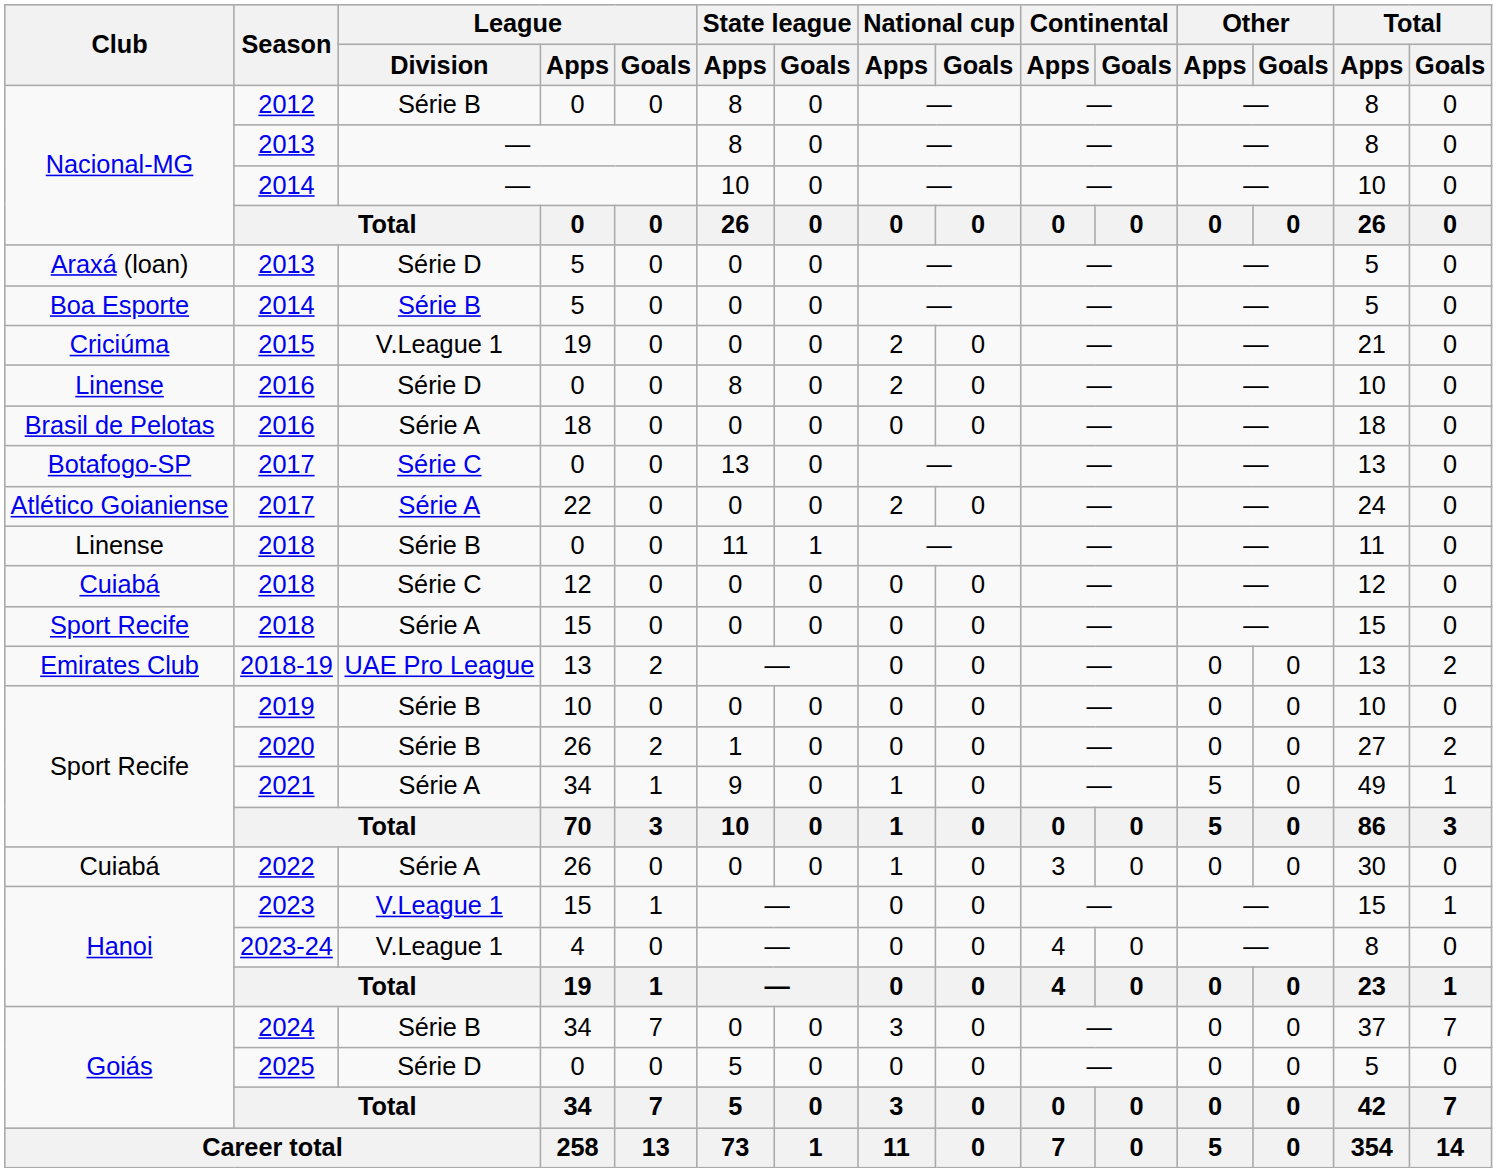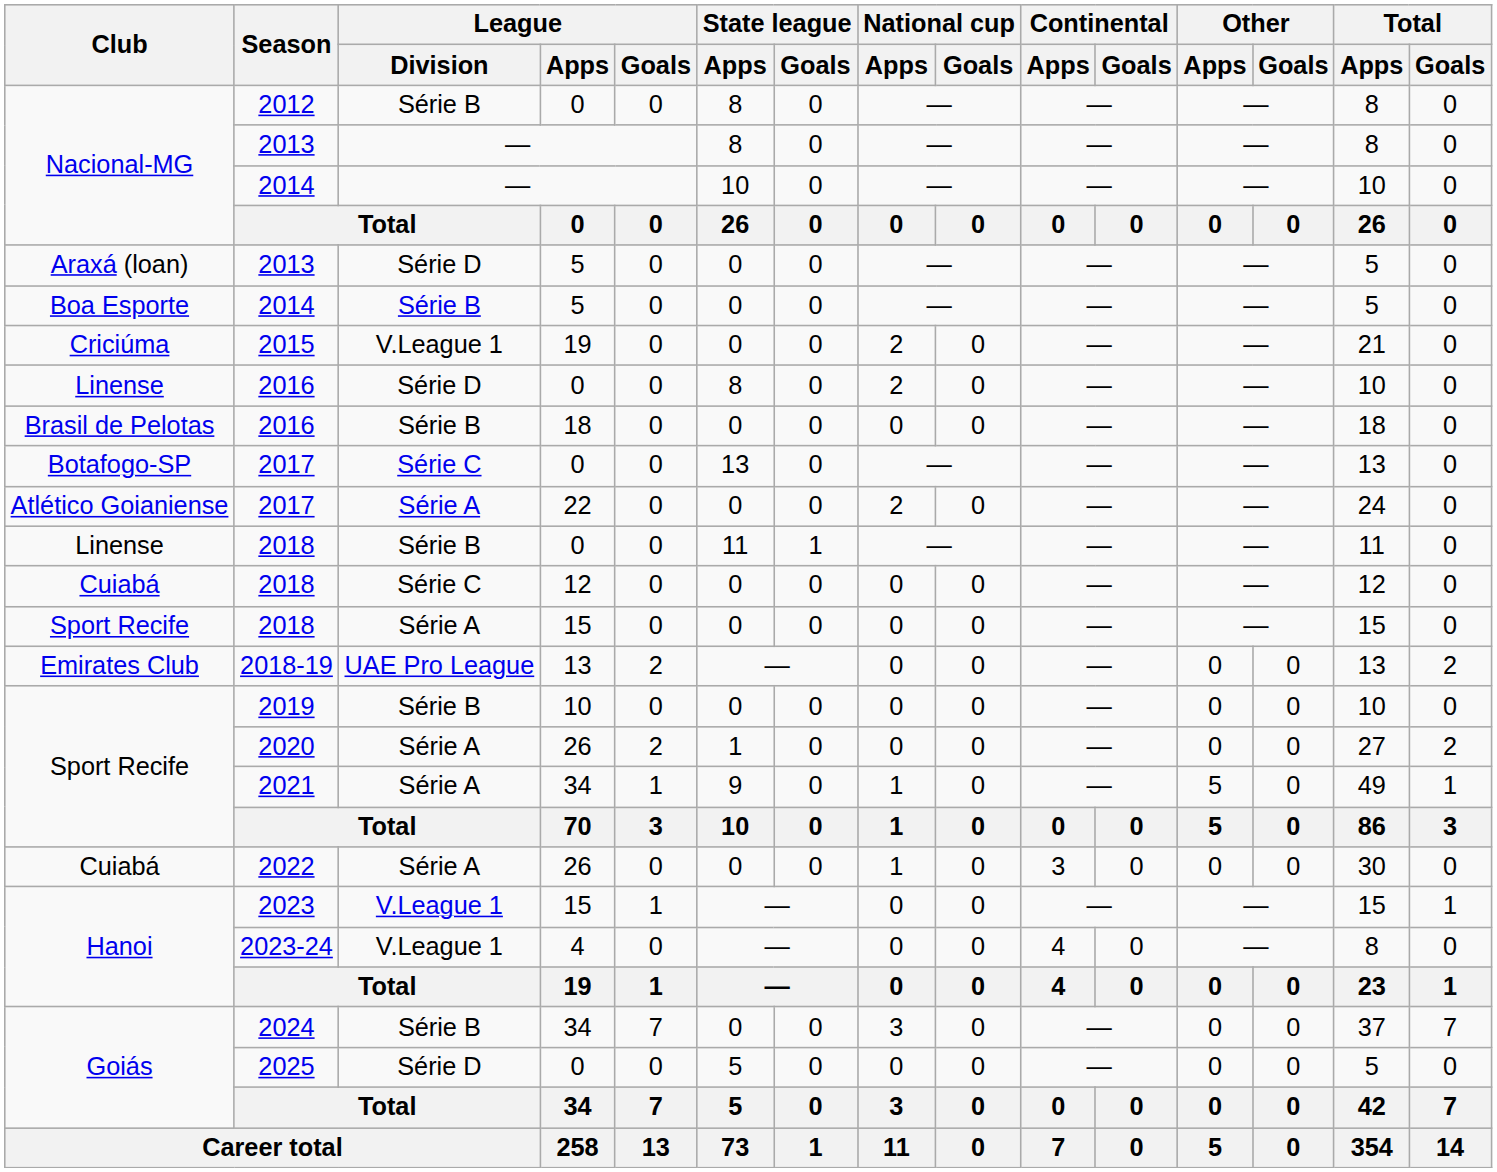(439, 425) Série A -> (439, 425) Série B
(439, 746) Série B -> (439, 746) Série A
